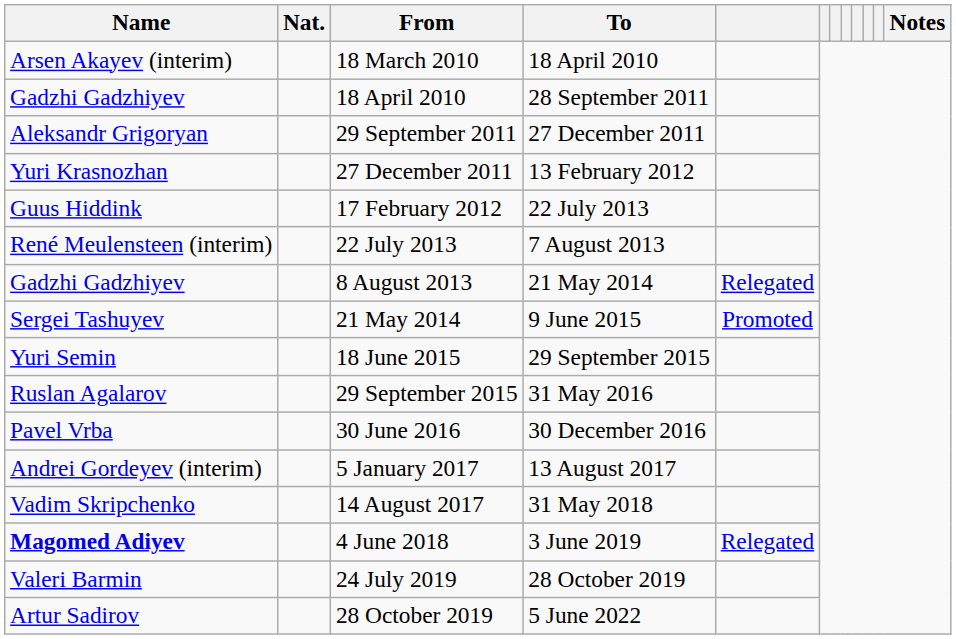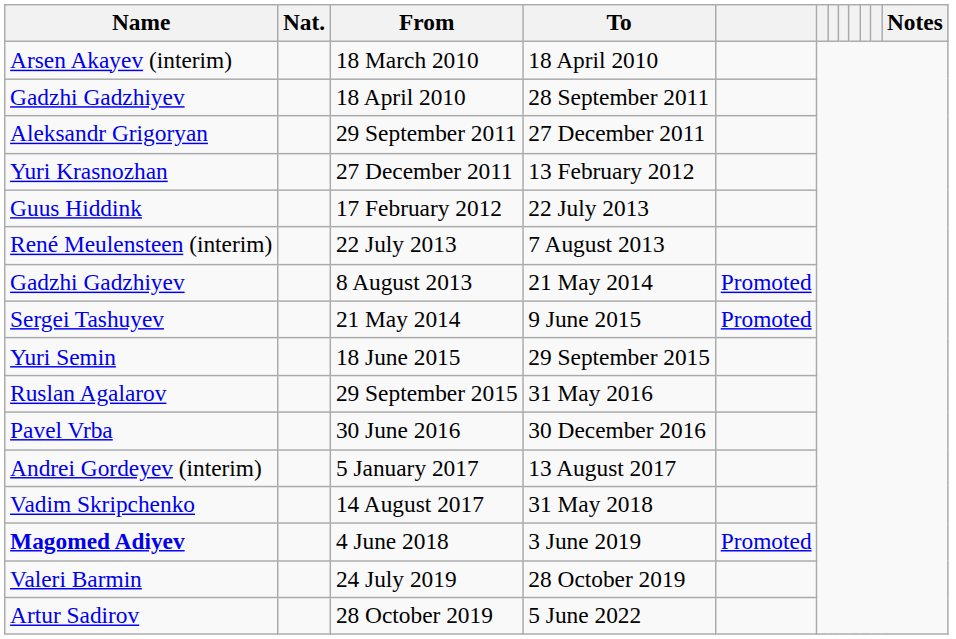(767, 282) Relegated -> (766, 282) Promoted
(767, 541) Relegated -> (766, 541) Promoted
